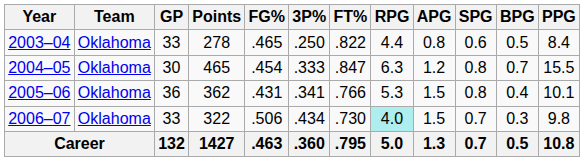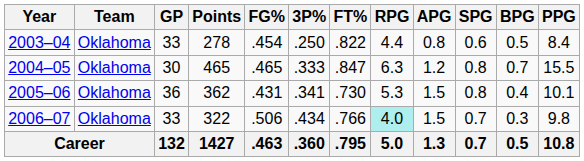(267, 42) .465 -> (267, 42) .454
(267, 67) .454 -> (267, 67) .465
(350, 93) .766 -> (350, 93) .730
(350, 118) .730 -> (350, 118) .766
